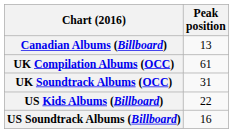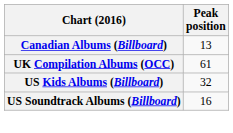- row: (94, 82)
(206, 100) 22 -> (206, 82) 32
